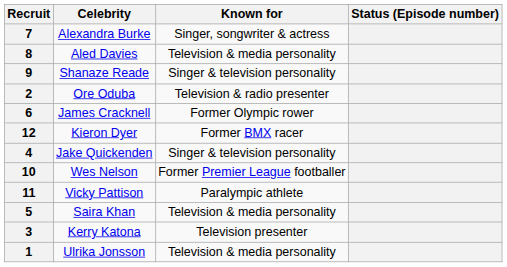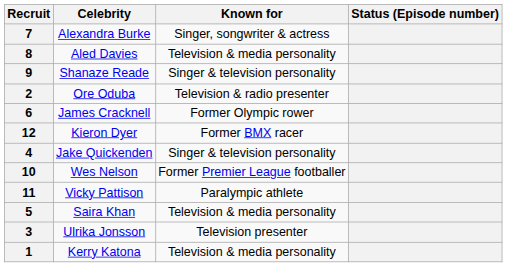(104, 232) Kerry Katona -> (104, 232) Ulrika Jonsson
(104, 251) Ulrika Jonsson -> (104, 251) Kerry Katona
